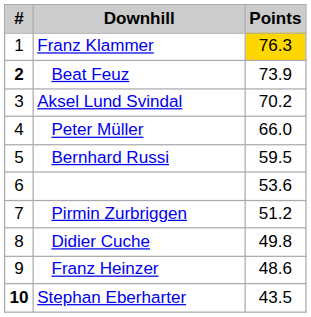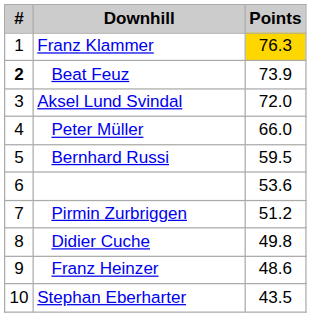(275, 101) 70.2 -> (275, 101) 72.0
(19, 297) bold -> (19, 297) normal
